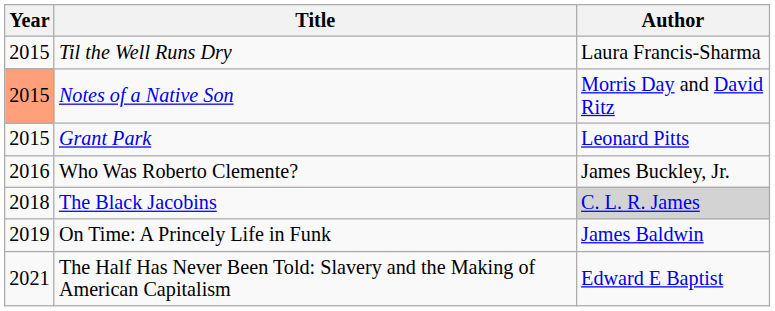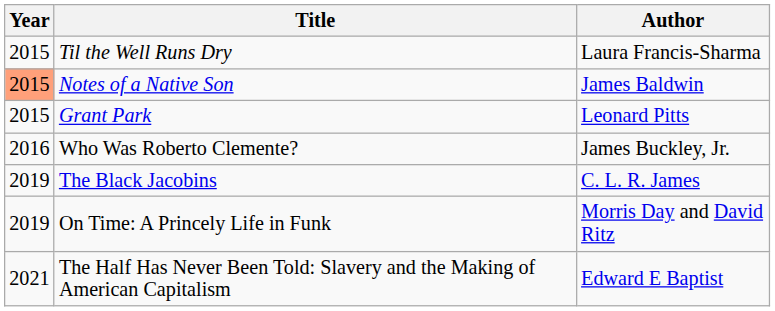(672, 95) Morris Day and David Ritz -> (642, 84) James Baldwin
(29, 203) 2018 -> (29, 180) 2019
(640, 203) lightgrey background -> (640, 180) no background
(642, 235) James Baldwin -> (672, 223) Morris Day and David Ritz
